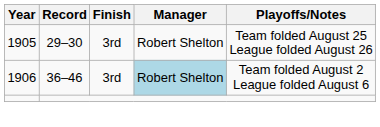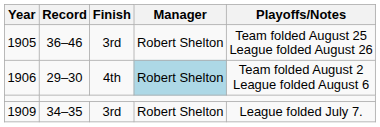(65, 42) 29–30 -> (65, 42) 36–46
(65, 77) 36–46 -> (65, 77) 29–30
(112, 77) 3rd -> (112, 77) 4th
+ row: (22, 111)
